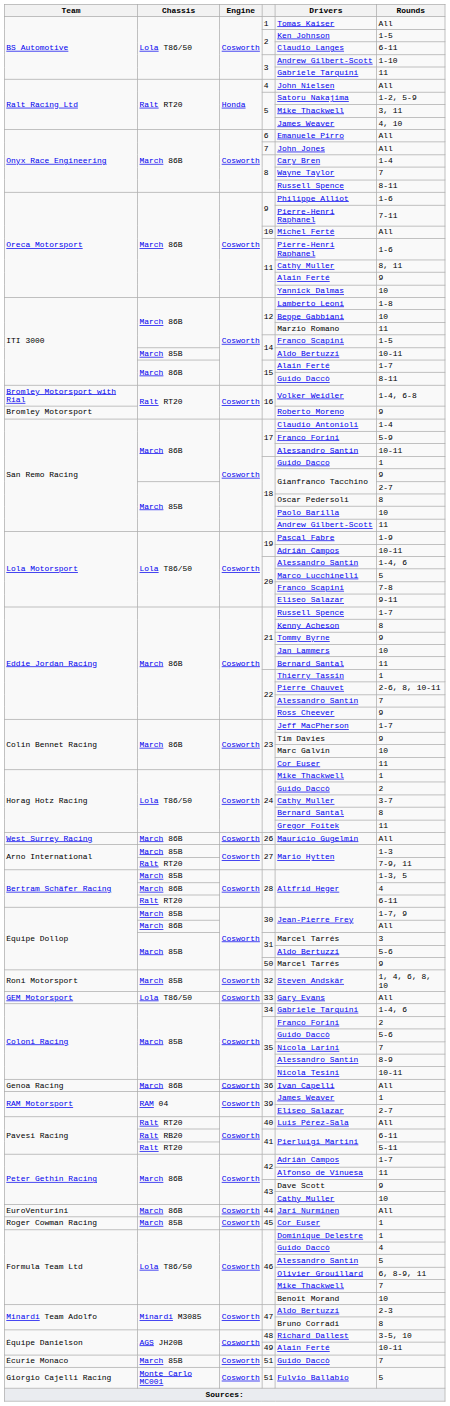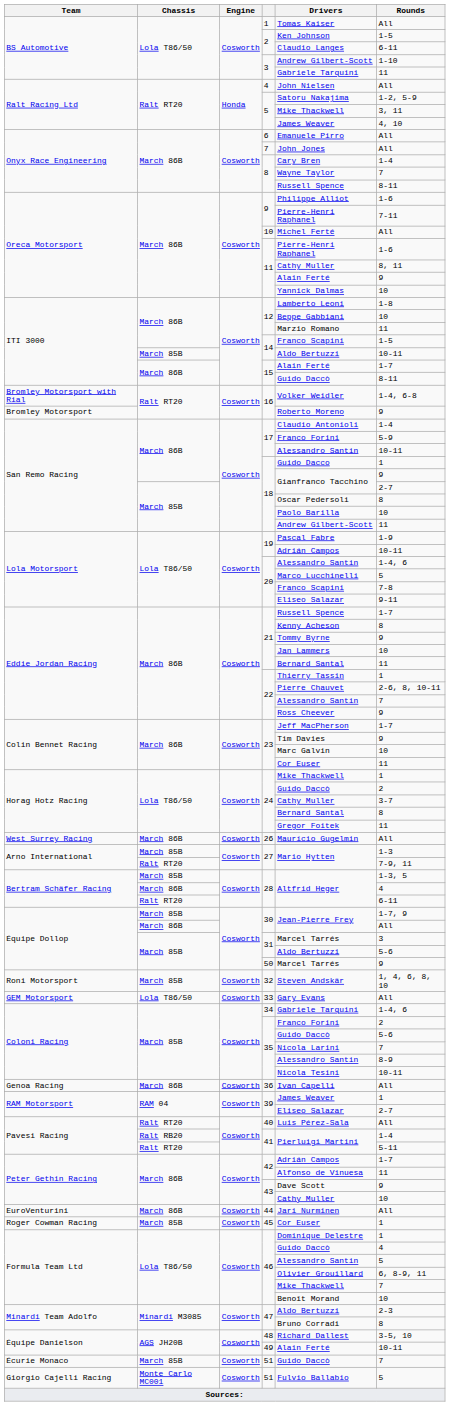(388, 1136) 6-11 -> (386, 1136) 1-4
